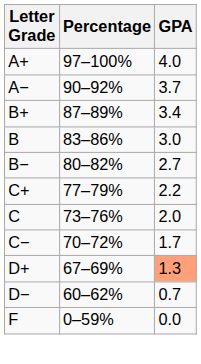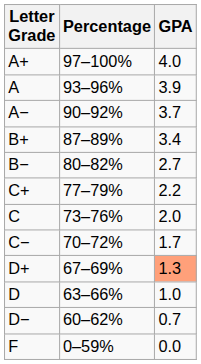+ row: (14, 87)
- row: (14, 139)
+ row: (14, 294)
